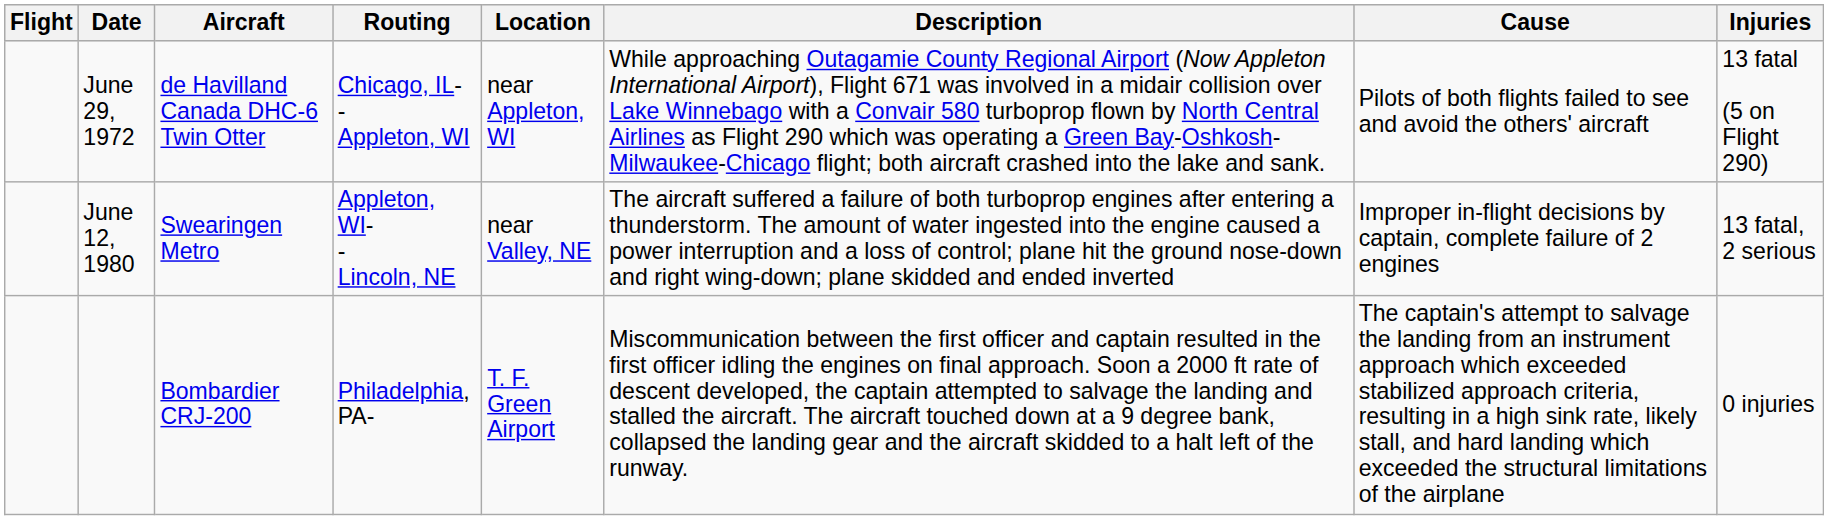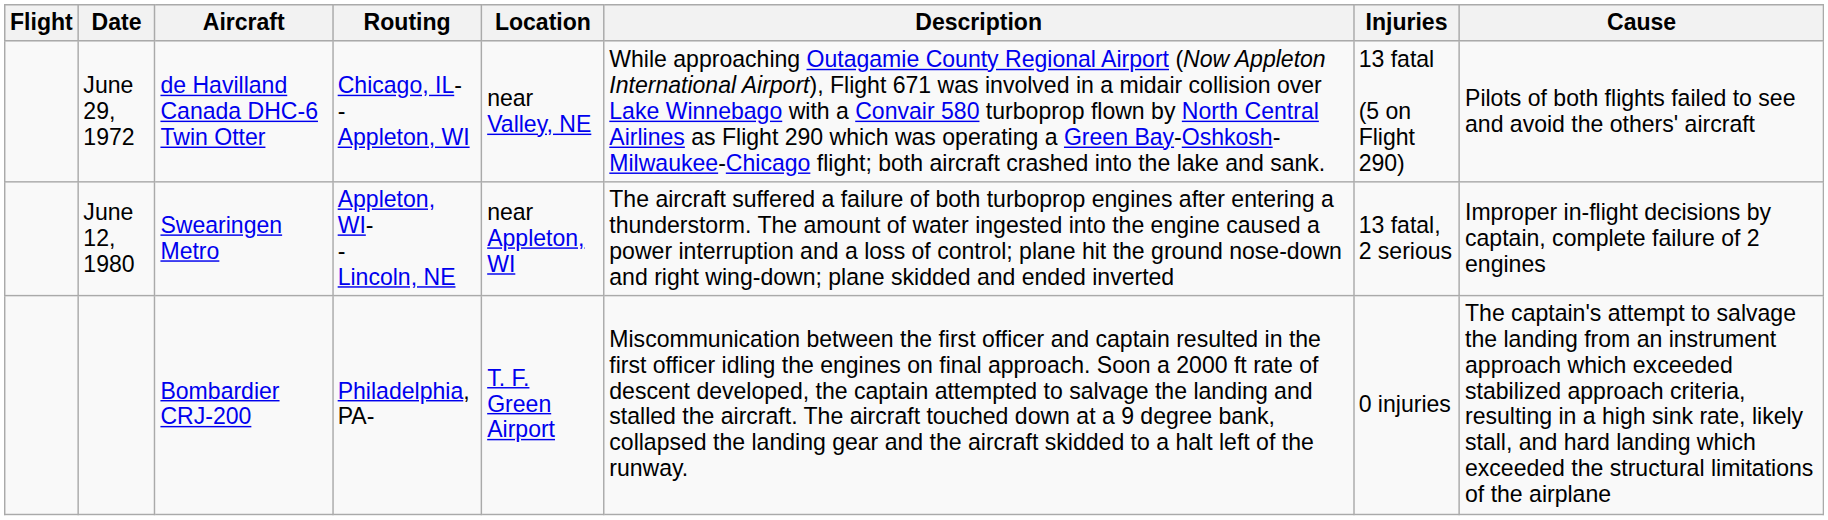columns swapped: (1770, 22) <-> (1535, 22)
(536, 111) near Appleton, WI -> (539, 111) near Valley, NE
(539, 238) near Valley, NE -> (536, 238) near Appleton, WI
